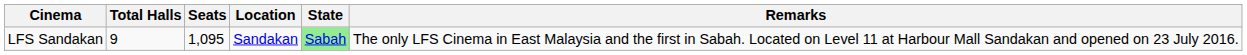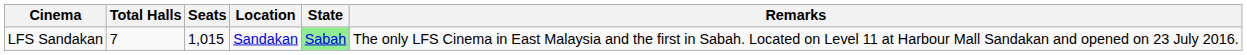(114, 38) 9 -> (114, 38) 7
(206, 38) 1,095 -> (206, 38) 1,015
